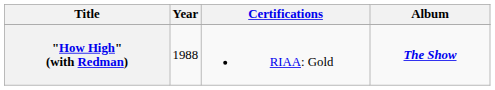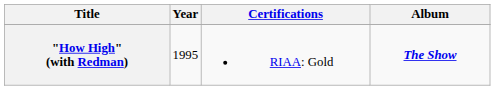(185, 54) 1988 -> (185, 54) 1995
